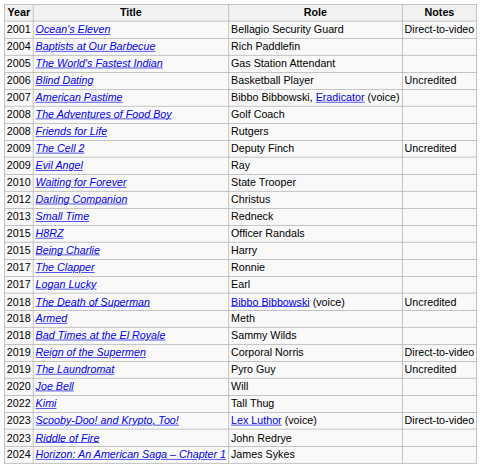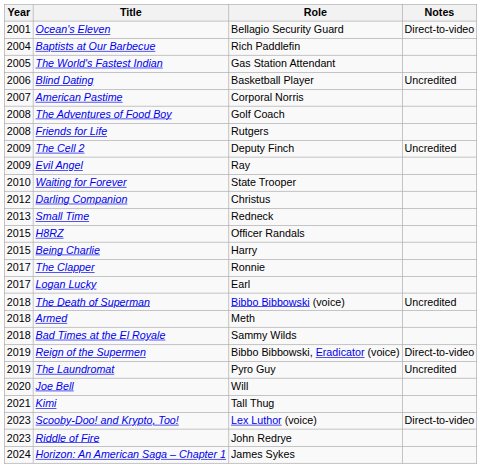(315, 98) Bibbo Bibbowski, Eradicator (voice) -> (267, 98) Corporal Norris
(267, 353) Corporal Norris -> (315, 353) Bibbo Bibbowski, Eradicator (voice)
(19, 404) 2022 -> (19, 404) 2021
